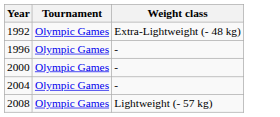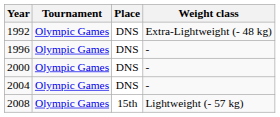+ column: (127, 13)
